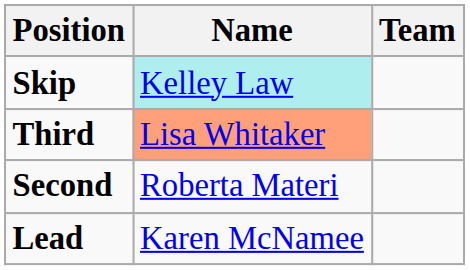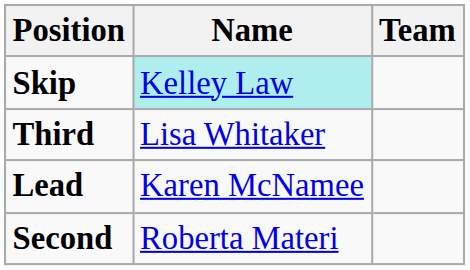(233, 133) lightsalmon background -> (233, 133) no background
rows swapped: (62, 185) <-> (48, 237)
